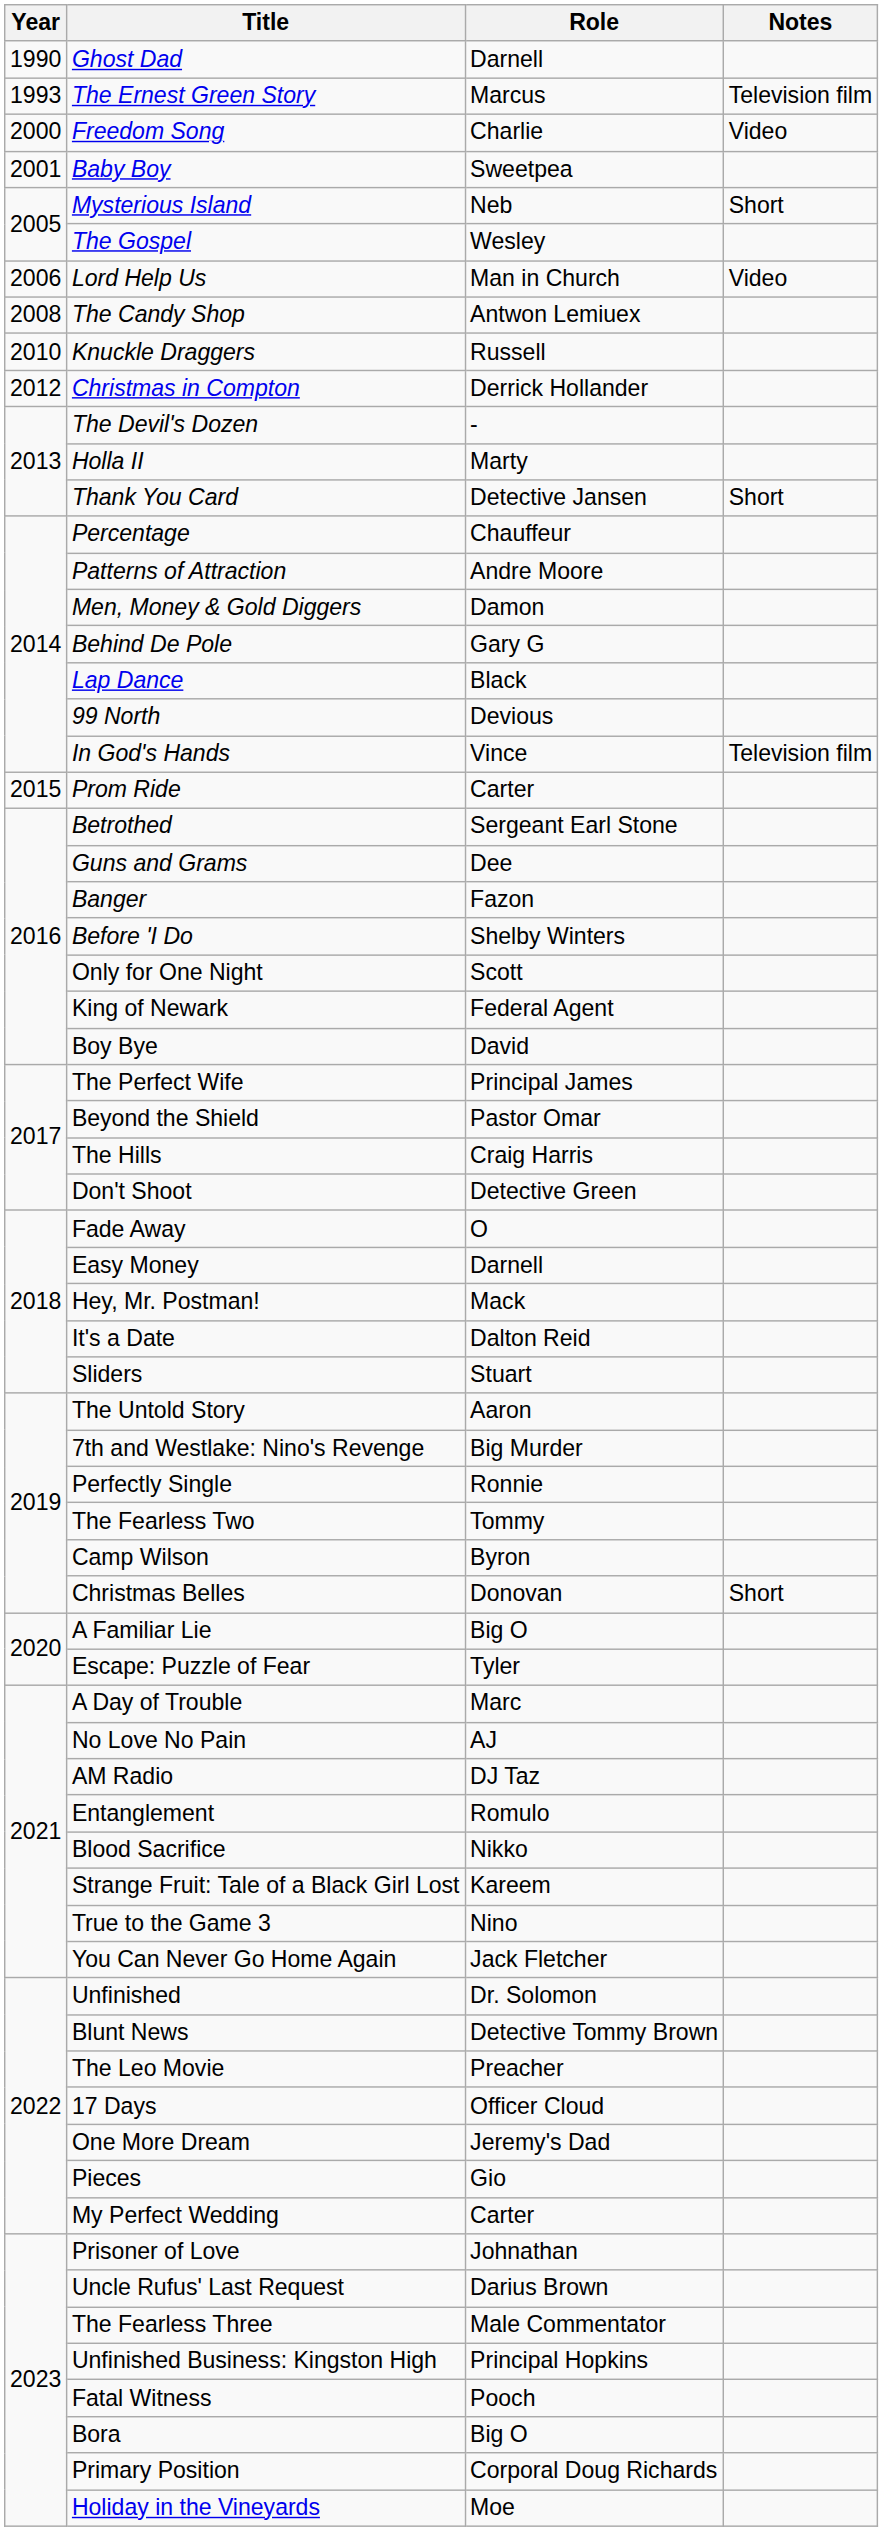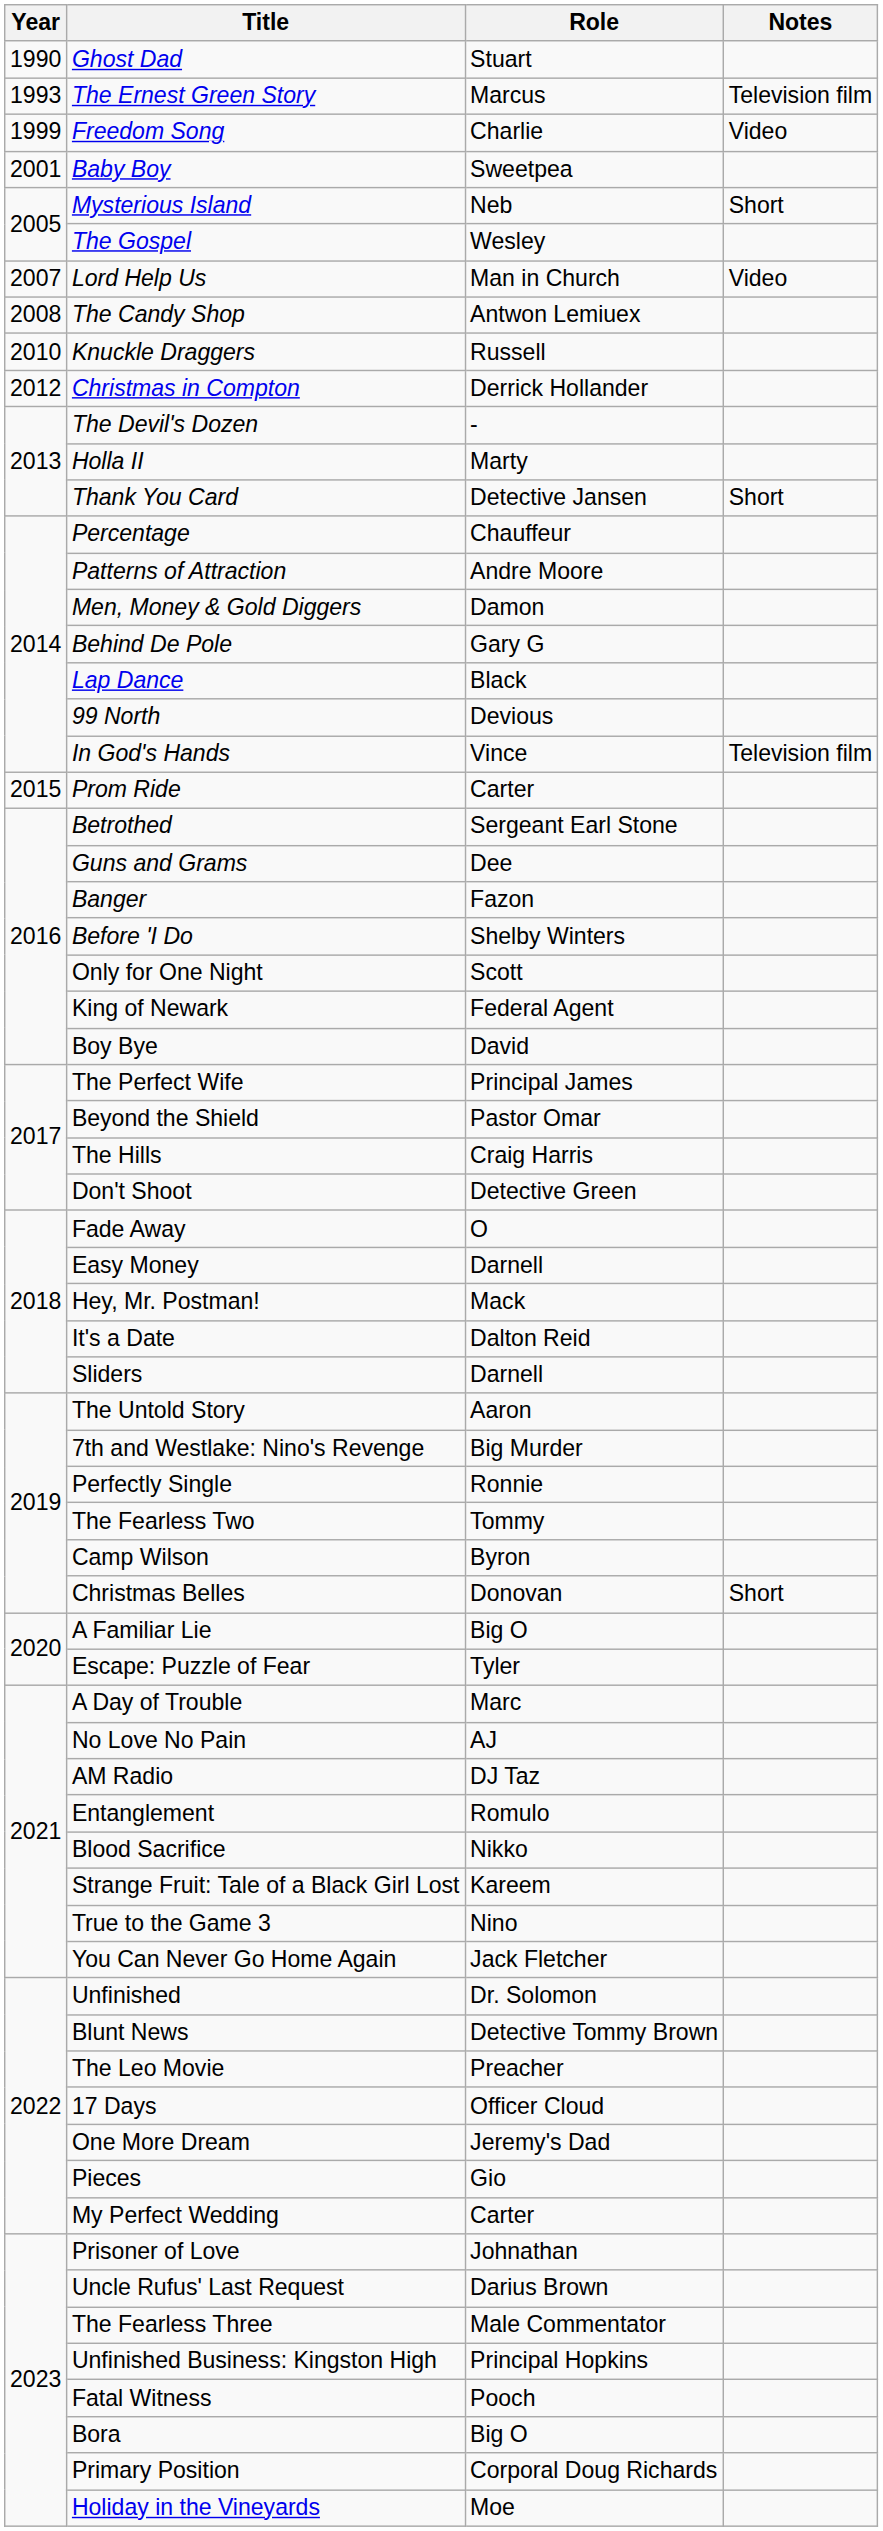(507, 59) Darnell -> (501, 59) Stuart
(36, 132) 2000 -> (36, 132) 1999
(36, 278) 2006 -> (36, 278) 2007
(501, 1374) Stuart -> (507, 1374) Darnell
